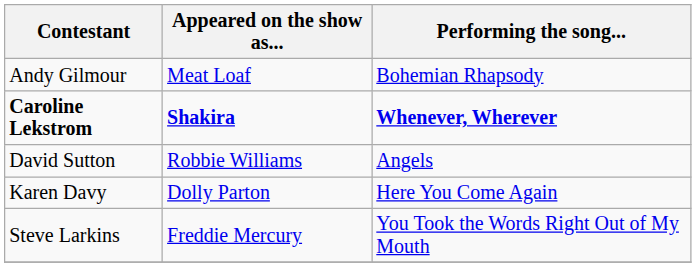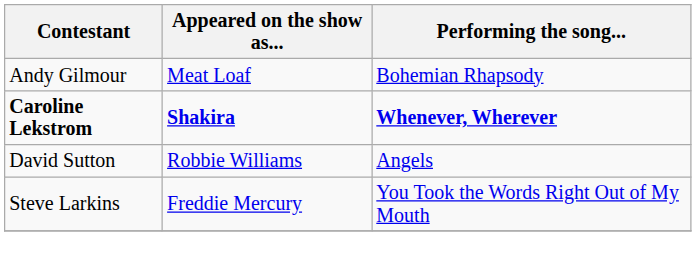- row: (58, 192)
